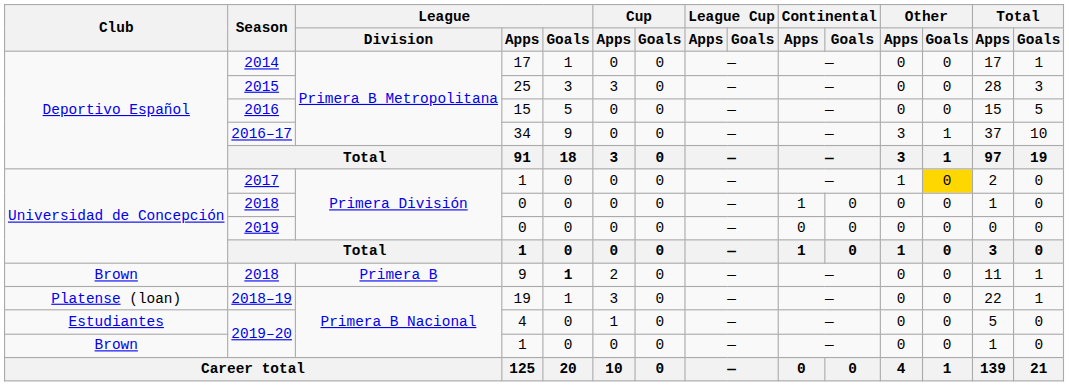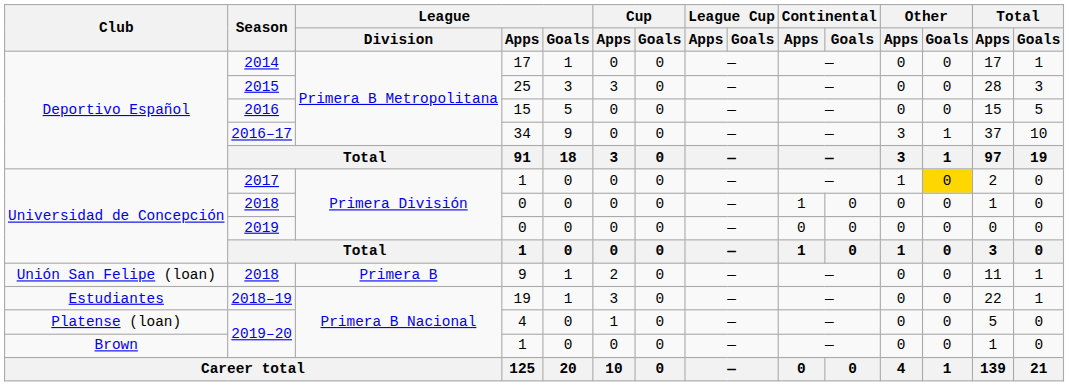(116, 275) Brown -> (116, 275) Unión San Felipe (loan)
(568, 275) bold -> (568, 275) normal
(116, 299) Platense (loan) -> (116, 299) Estudiantes
(116, 322) Estudiantes -> (116, 322) Platense (loan)
